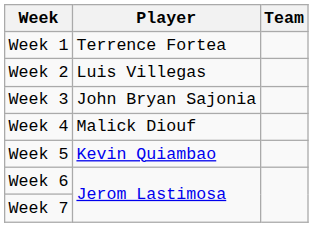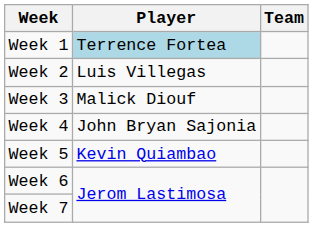(151, 45) no background -> (151, 45) lightblue background
(166, 100) John Bryan Sajonia -> (136, 100) Malick Diouf
(136, 127) Malick Diouf -> (166, 127) John Bryan Sajonia
